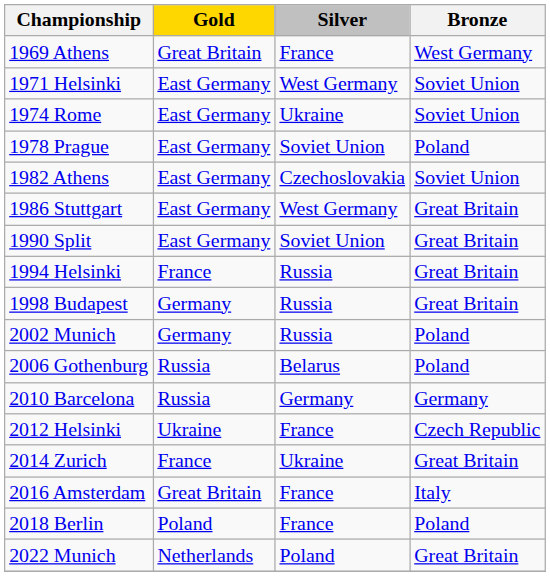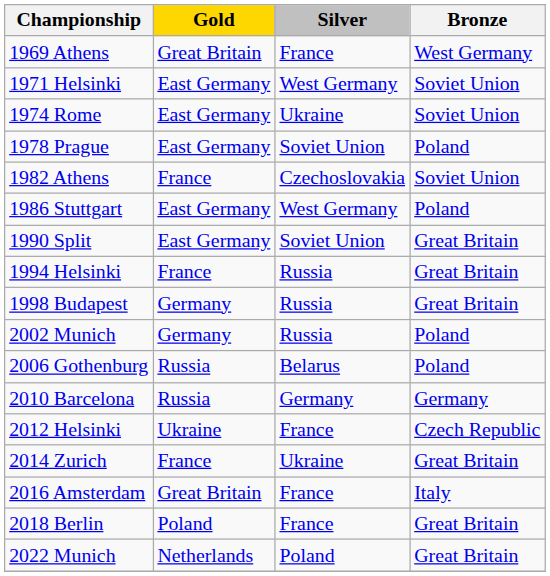(214, 177) East Germany -> (184, 177) France
(466, 209) Great Britain -> (442, 209) Poland
(442, 523) Poland -> (466, 523) Great Britain
